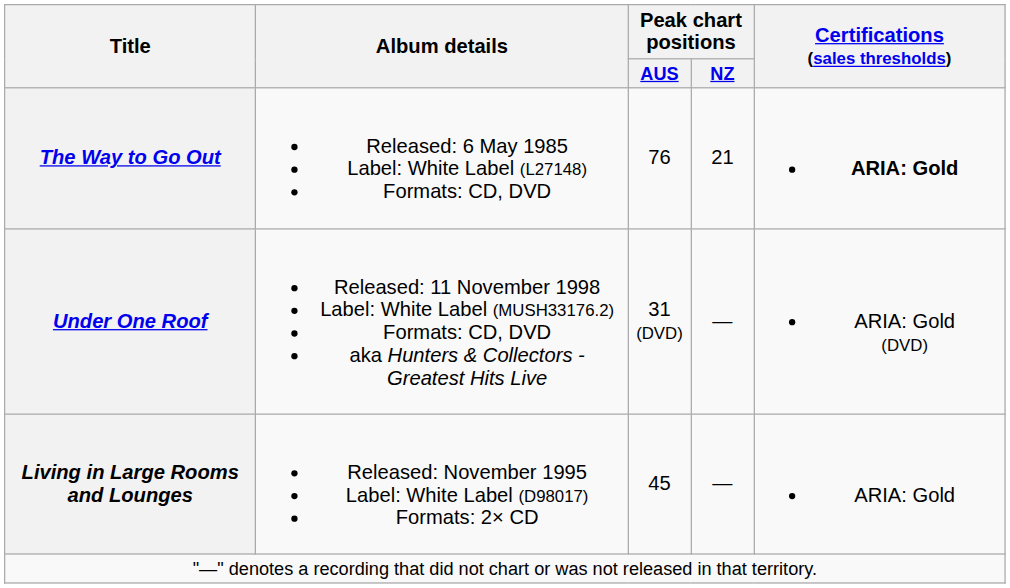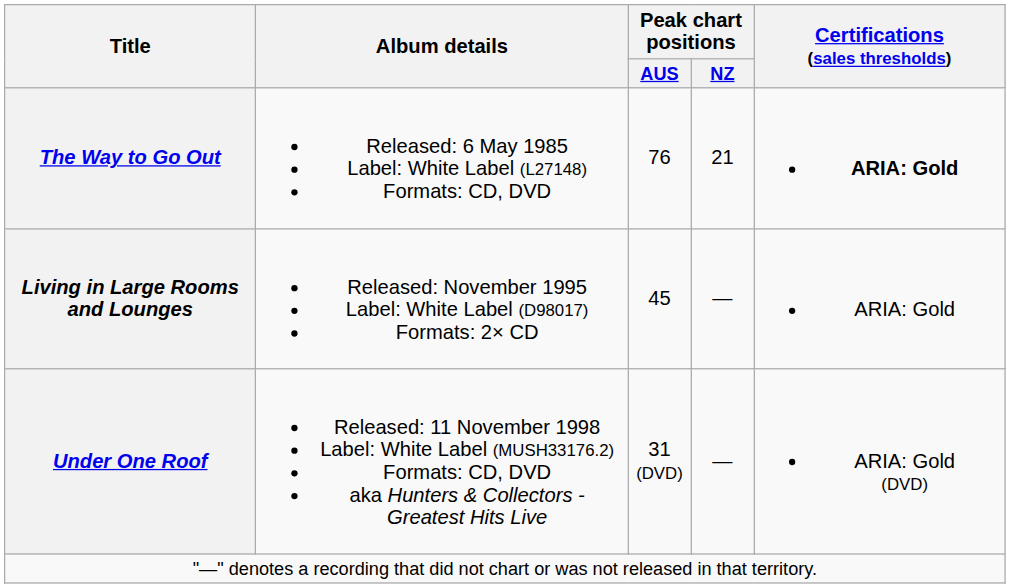rows swapped: (130, 484) <-> (130, 320)
